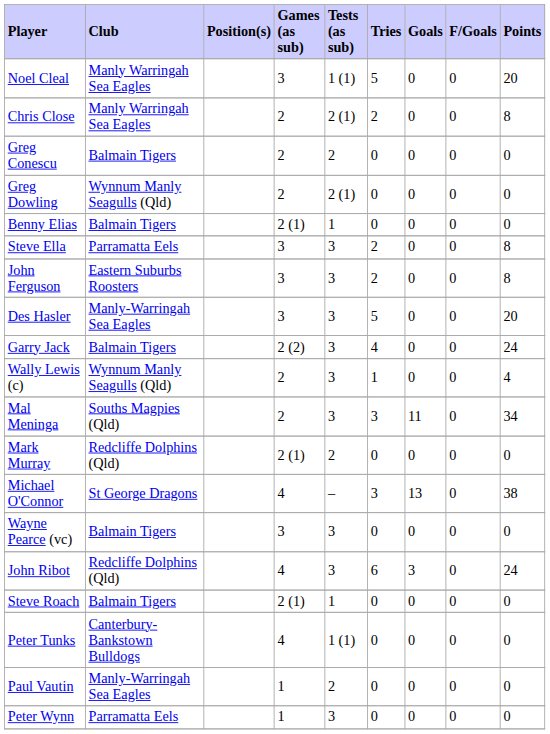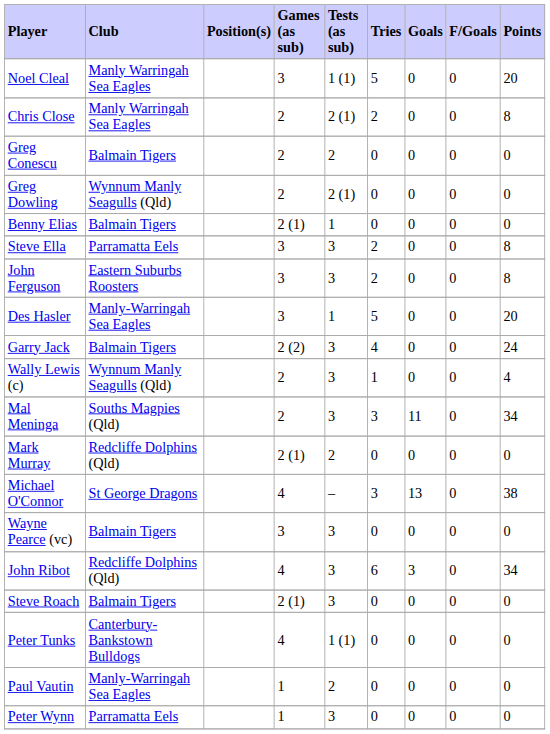(331, 316) 3 -> (331, 316) 1
(511, 570) 24 -> (511, 570) 34
(331, 601) 1 -> (331, 601) 3
